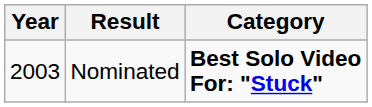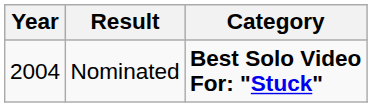(35, 70) 2003 -> (35, 70) 2004
